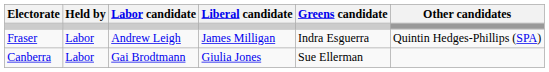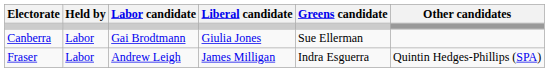rows swapped: (29, 57) <-> (22, 38)
